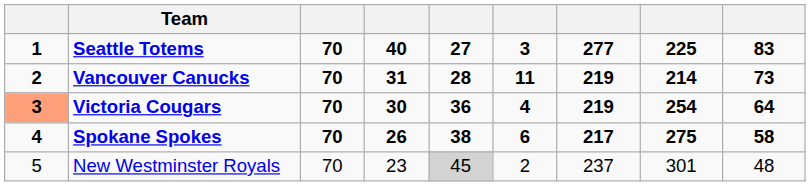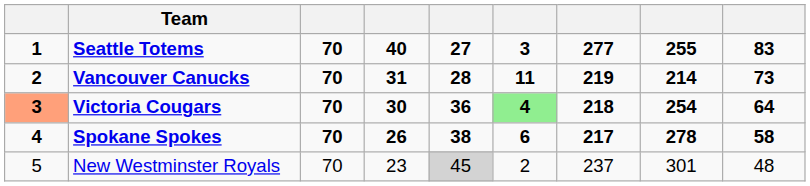(681, 48) 225 -> (681, 48) 255
(525, 107) no background -> (525, 107) lightgreen background
(598, 107) 219 -> (598, 107) 218
(681, 136) 275 -> (681, 136) 278
